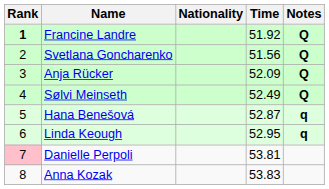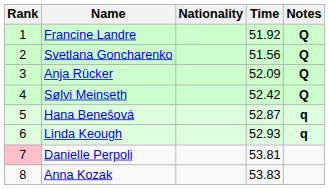(23, 34) bold -> (23, 34) normal
(265, 94) 52.49 -> (265, 94) 52.42
(265, 134) 52.95 -> (265, 134) 52.93
